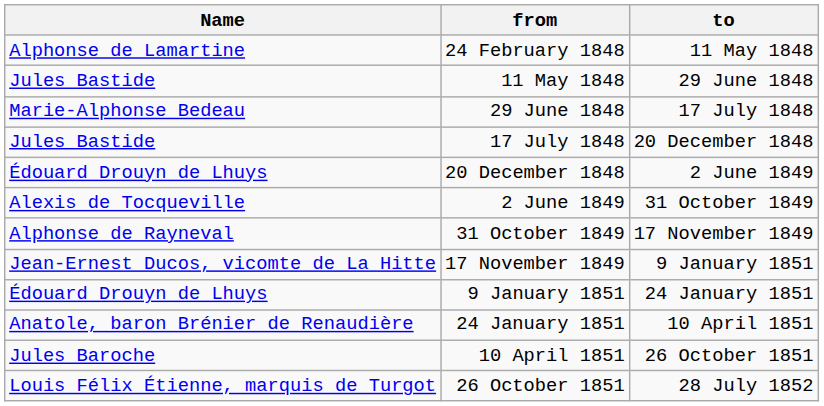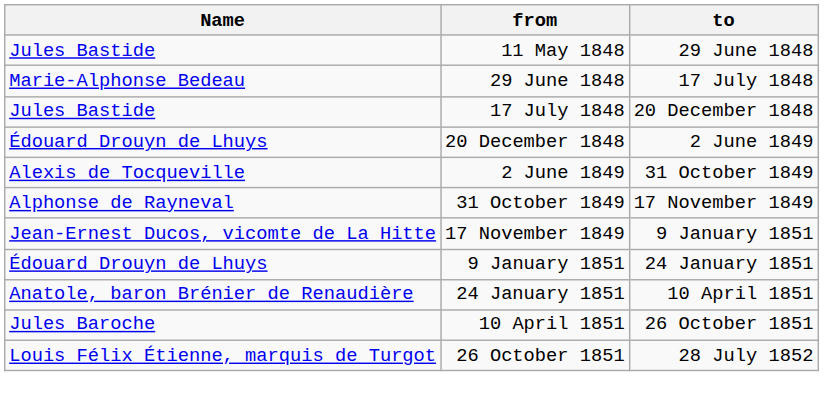- row: (535, 50)
